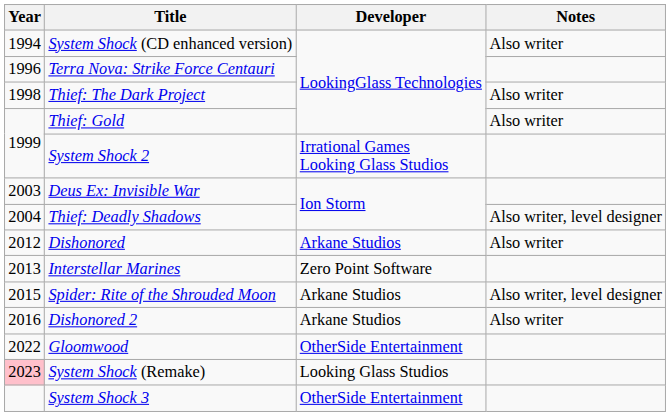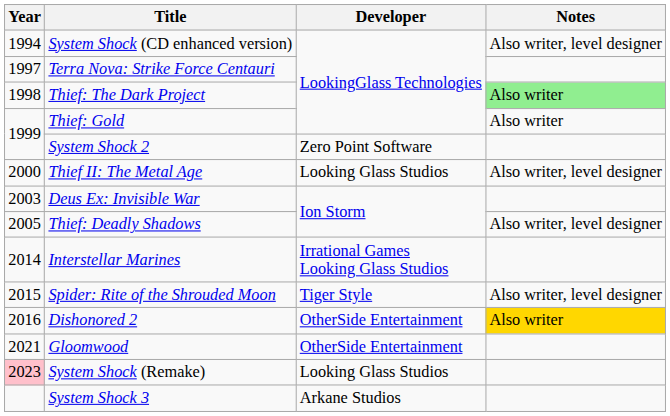(526, 43) Also writer -> (576, 43) Also writer, level designer
(25, 69) 1996 -> (25, 69) 1997
(526, 95) no background -> (526, 95) lightgreen background
(374, 156) Irrational Games Looking Glass Studios -> (366, 146) Zero Point Software
+ row: (125, 172)
(25, 216) 2004 -> (25, 224) 2005
- row: (87, 242)
(25, 268) 2013 -> (25, 259) 2014
(366, 268) Zero Point Software -> (374, 259) Irrational Games Looking Glass Studios
(350, 294) Arkane Studios -> (336, 294) Tiger Style
(350, 320) Arkane Studios -> (381, 320) OtherSide Entertainment
(526, 320) no background -> (526, 320) gold background
(25, 346) 2022 -> (25, 346) 2021
(381, 398) OtherSide Entertainment -> (350, 398) Arkane Studios
